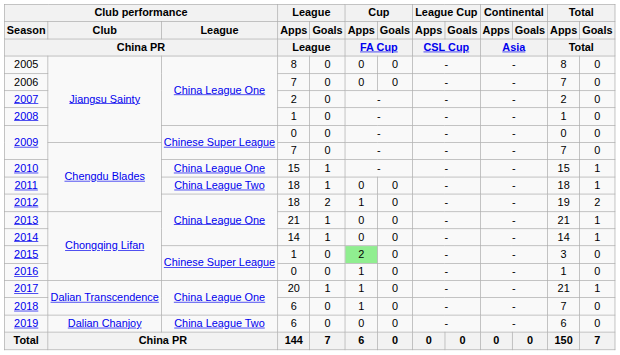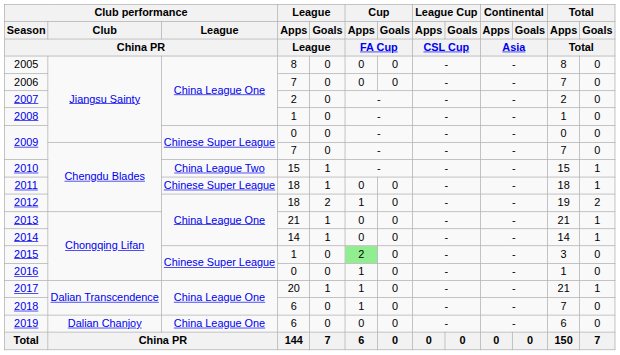(220, 168) China League One -> (220, 168) China League Two
(220, 185) China League Two -> (220, 185) Chinese Super League
(220, 323) China League Two -> (220, 323) China League One
